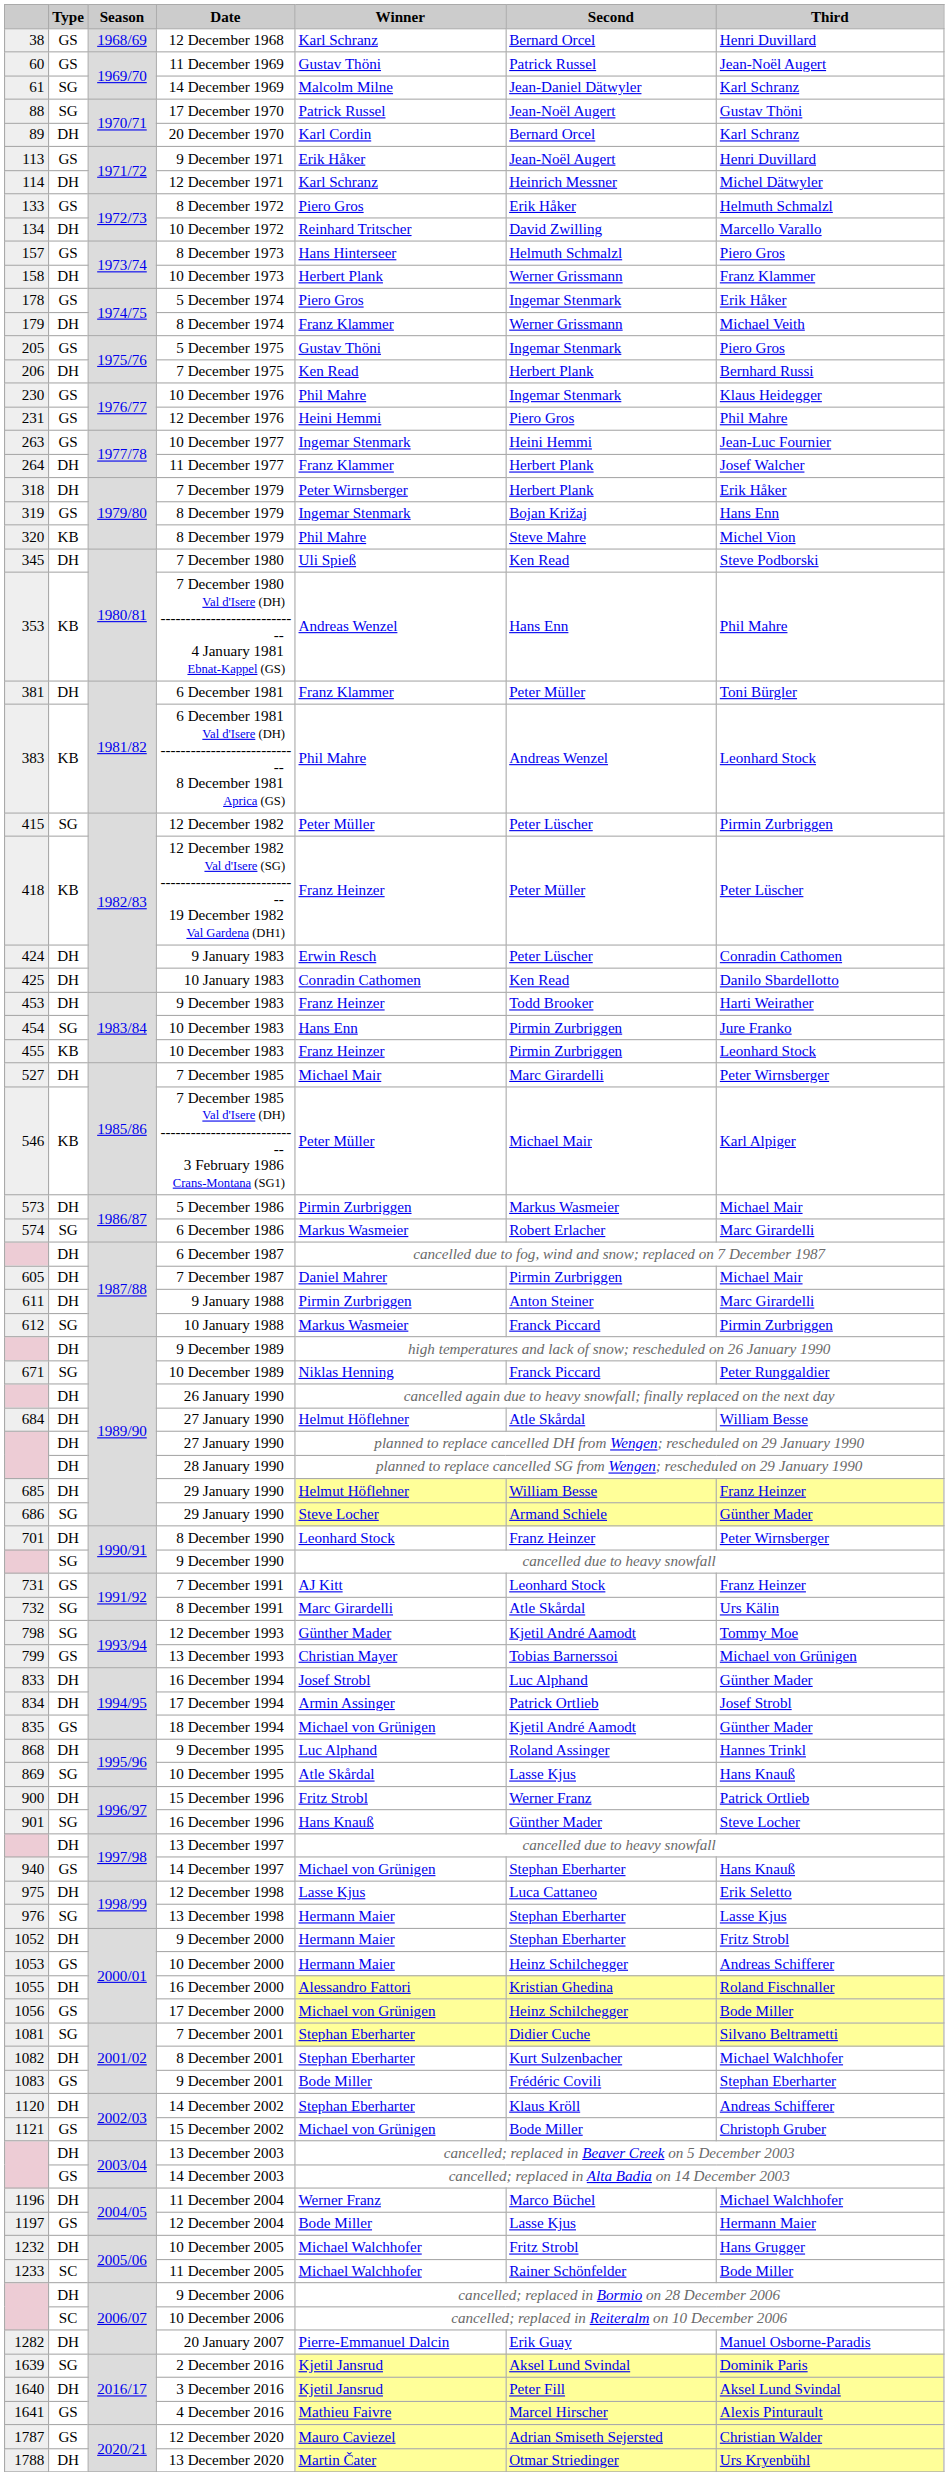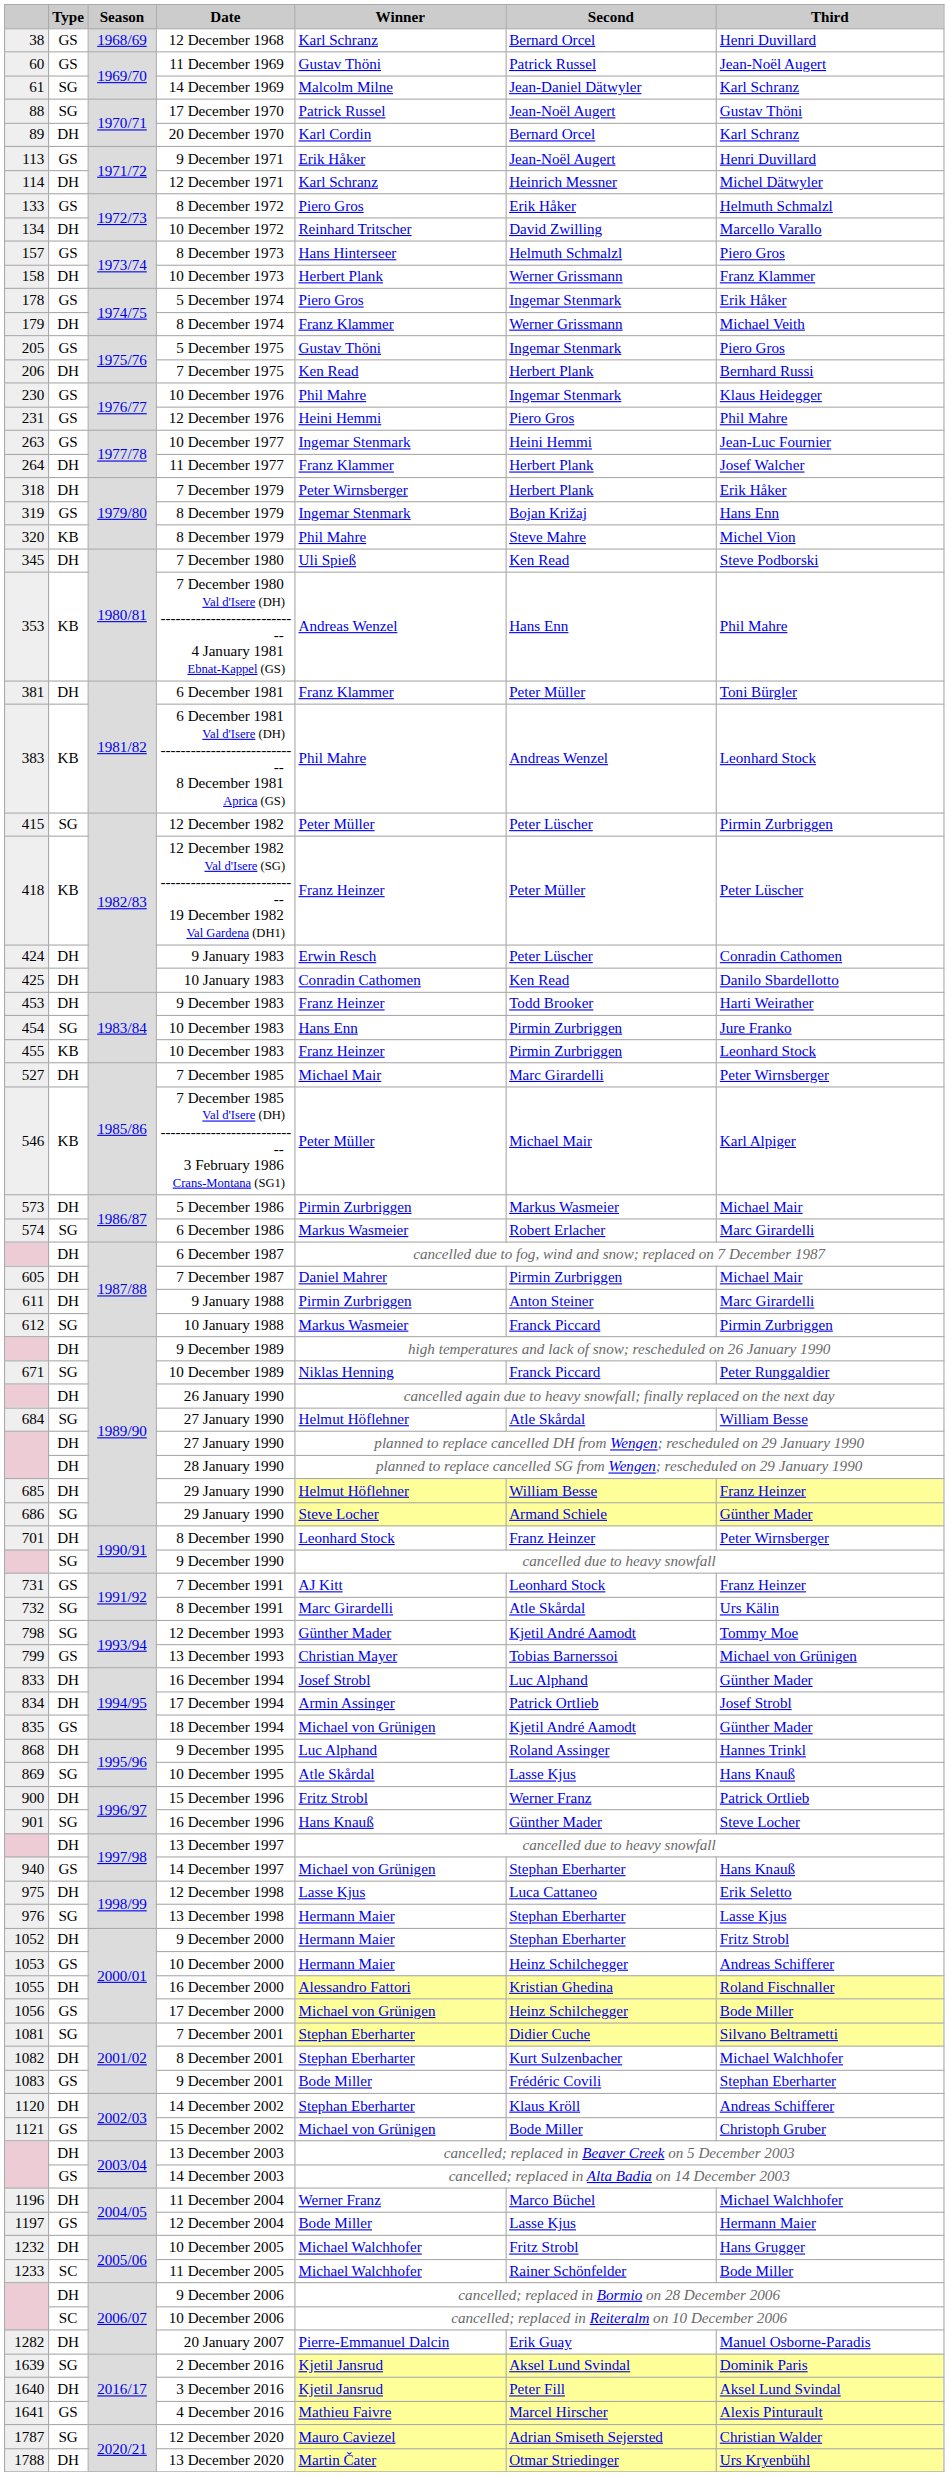(68, 1419) DH -> (68, 1419) SG
(68, 2436) GS -> (68, 2436) SG
